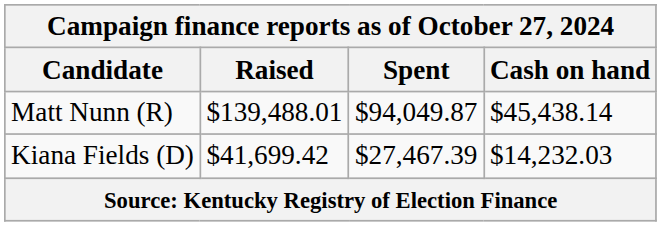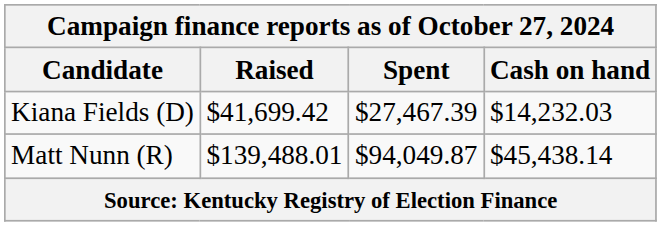rows swapped: (103, 155) <-> (92, 112)
